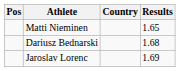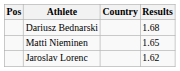rows swapped: (62, 43) <-> (57, 27)
(151, 58) 1.69 -> (151, 58) 1.62
